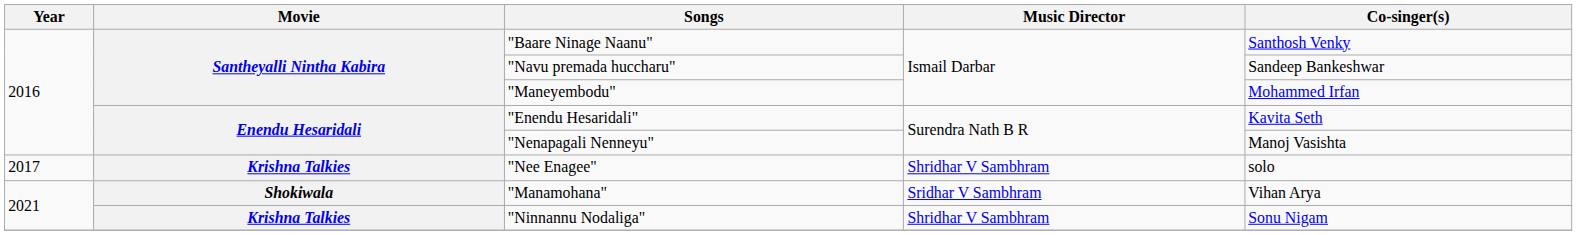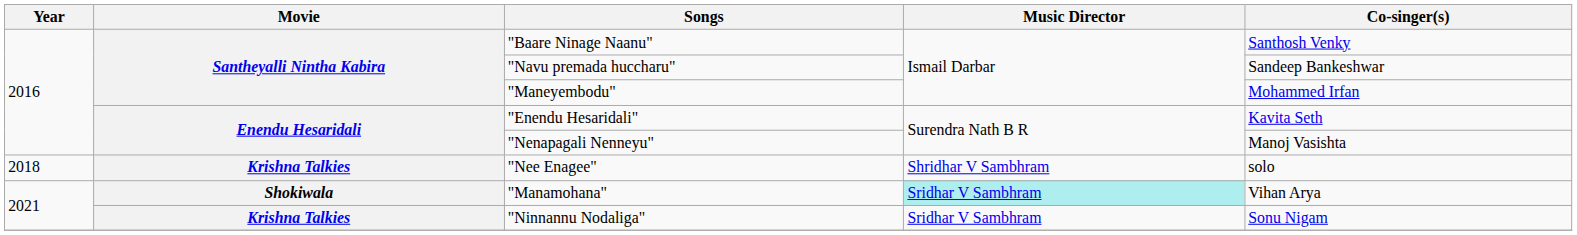(24, 167) 2017 -> (24, 167) 2018
(974, 192) no background -> (974, 192) paleturquoise background
(978, 218) Shridhar V Sambhram -> (974, 218) Sridhar V Sambhram
